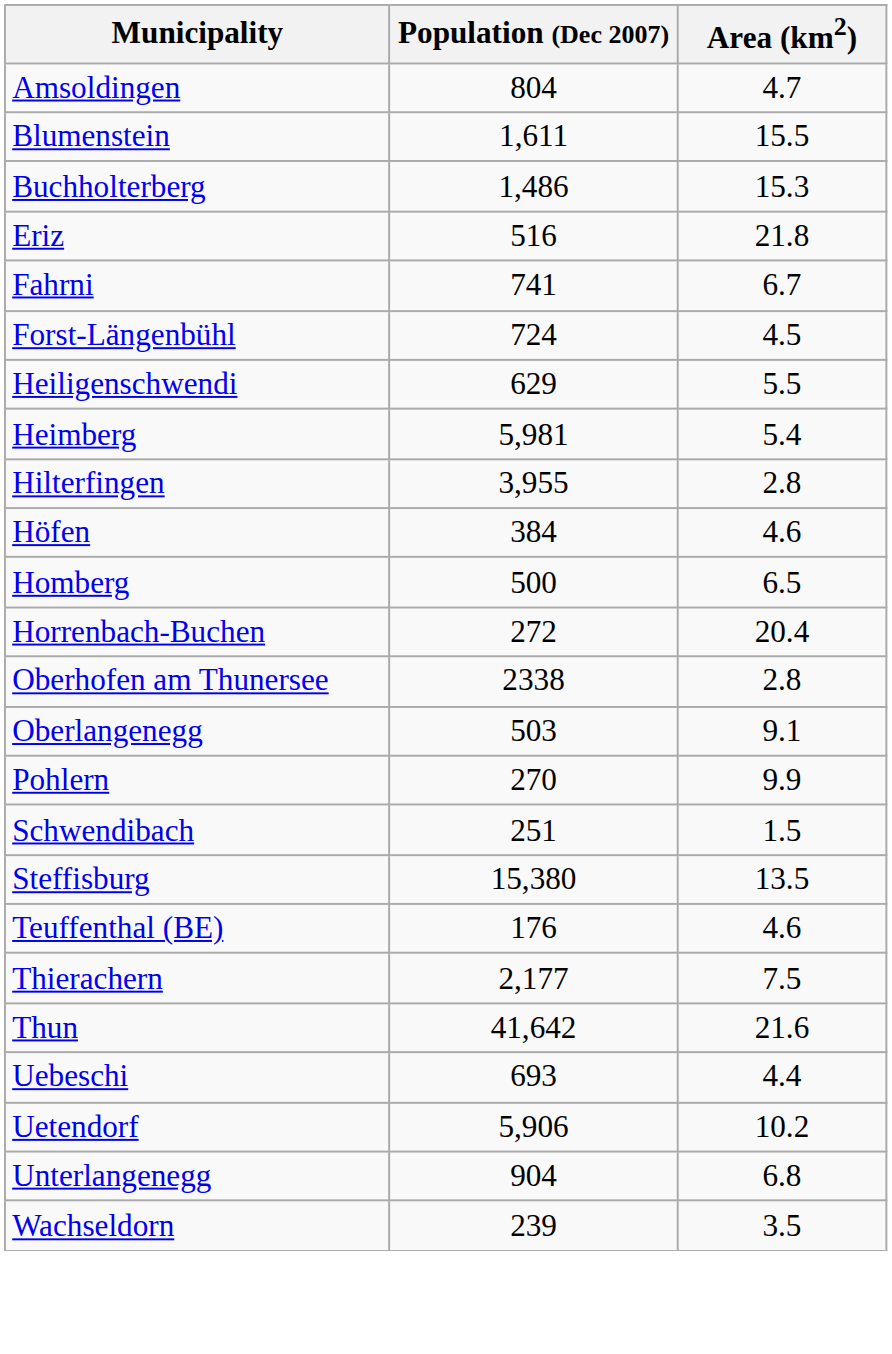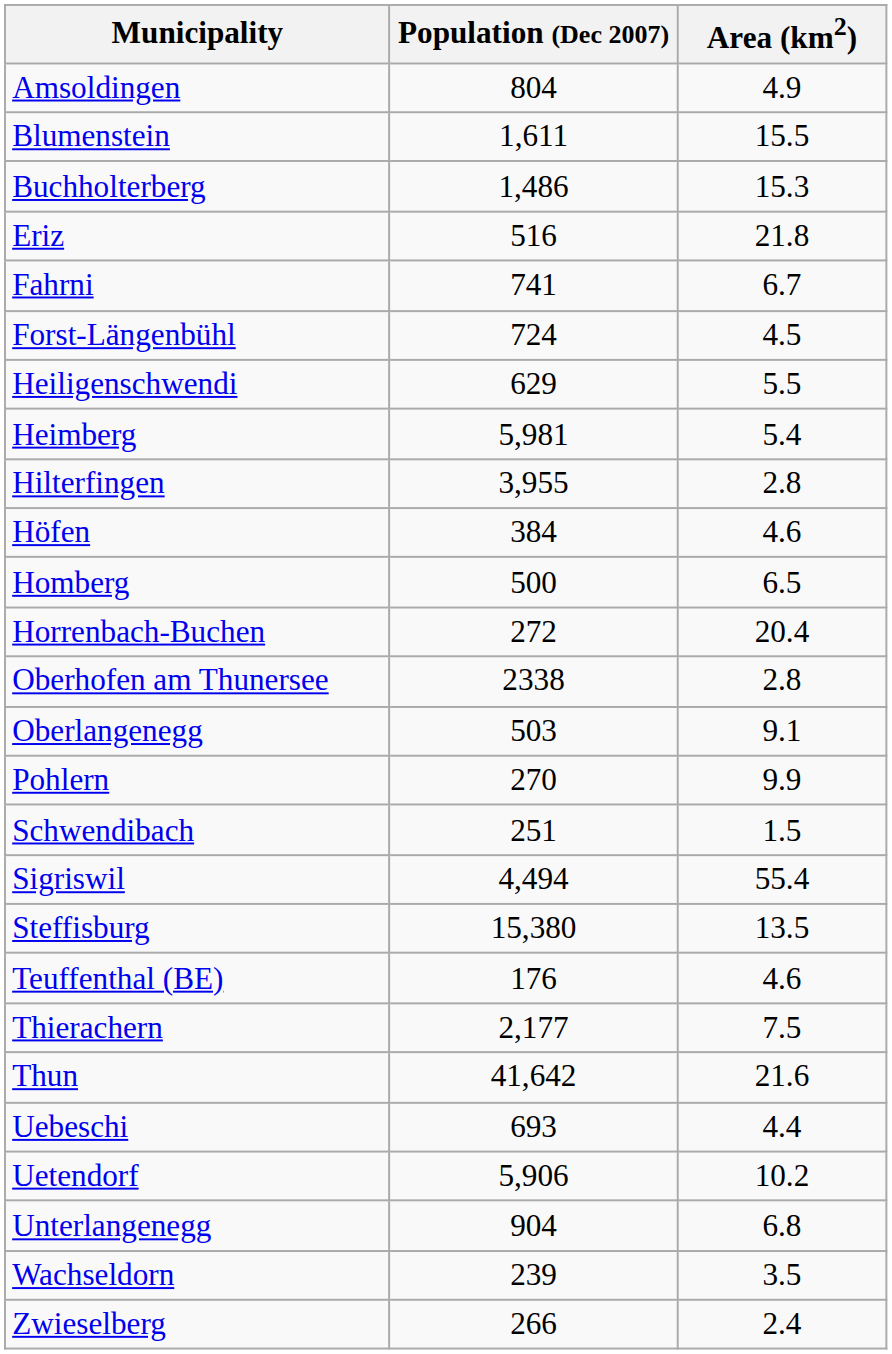(782, 87) 4.7 -> (782, 87) 4.9
+ row: (69, 878)
+ row: (89, 1324)
